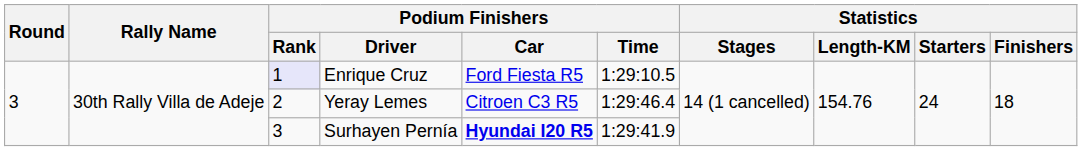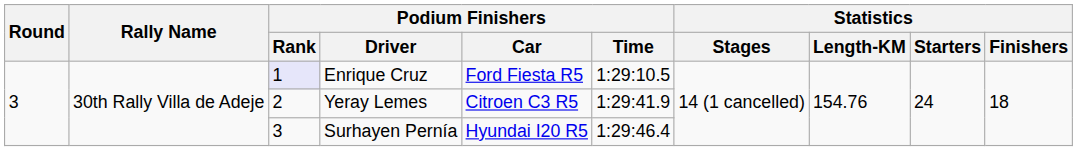(638, 103) 1:29:46.4 -> (633, 103) 1:29:41.9
(529, 131) bold -> (527, 131) normal
(638, 131) 1:29:41.9 -> (633, 131) 1:29:46.4
